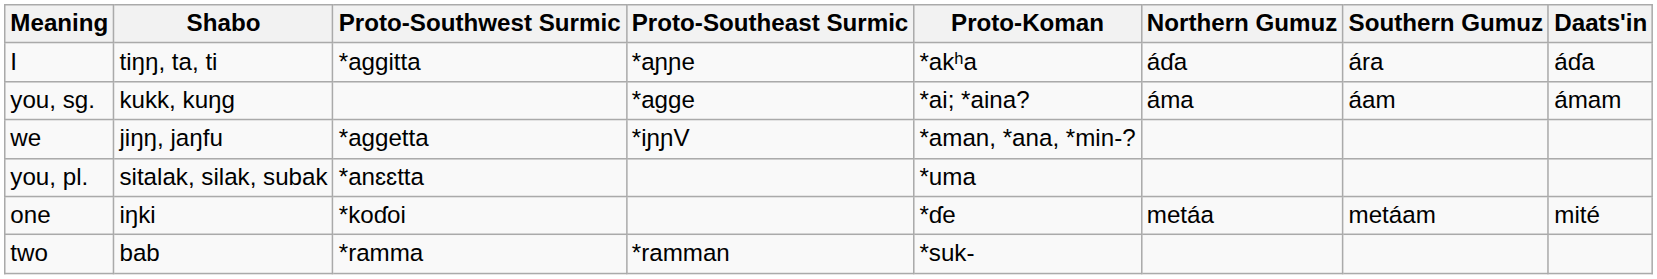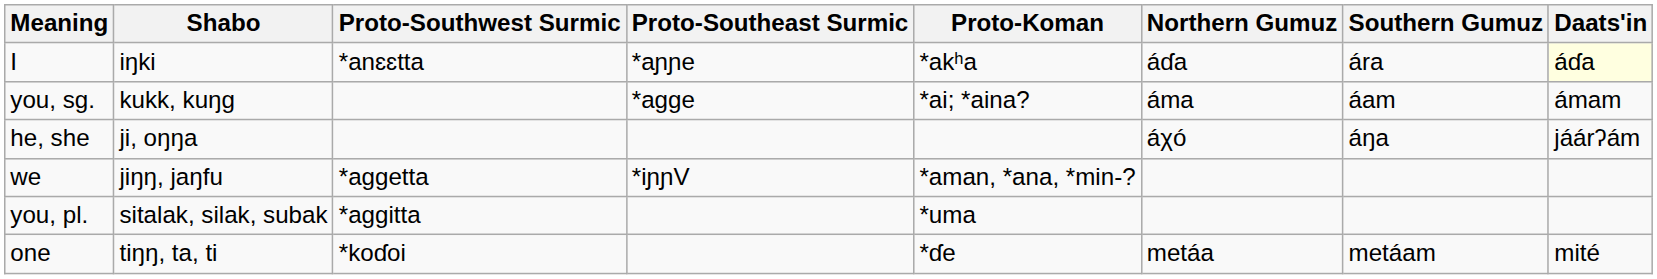(168, 61) tiŋŋ, ta, ti -> (138, 61) iŋki
(380, 61) *aggitta -> (381, 61) *anɛɛtta
(1574, 61) no background -> (1574, 61) lightyellow background
+ row: (50, 138)
(381, 176) *anɛɛtta -> (380, 215) *aggitta
(138, 215) iŋki -> (168, 253) tiŋŋ, ta, ti
- row: (29, 253)
